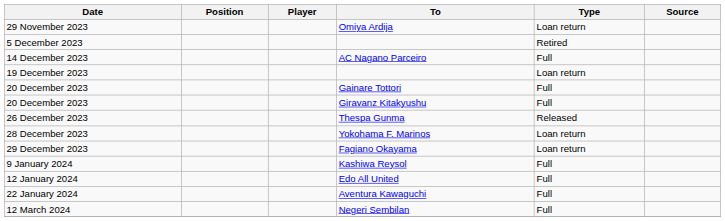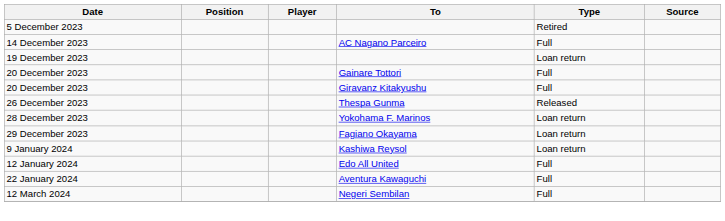- row: (47, 27)
(544, 164) Full -> (561, 149) Loan return
